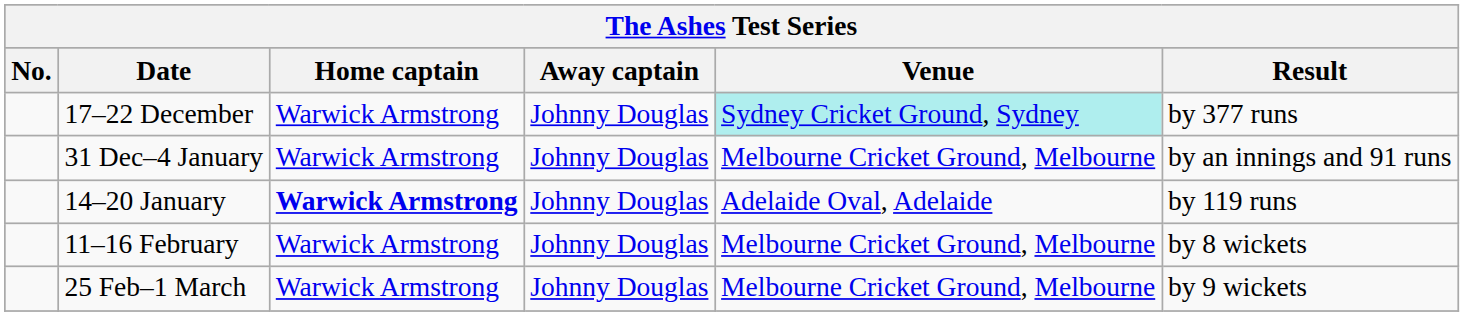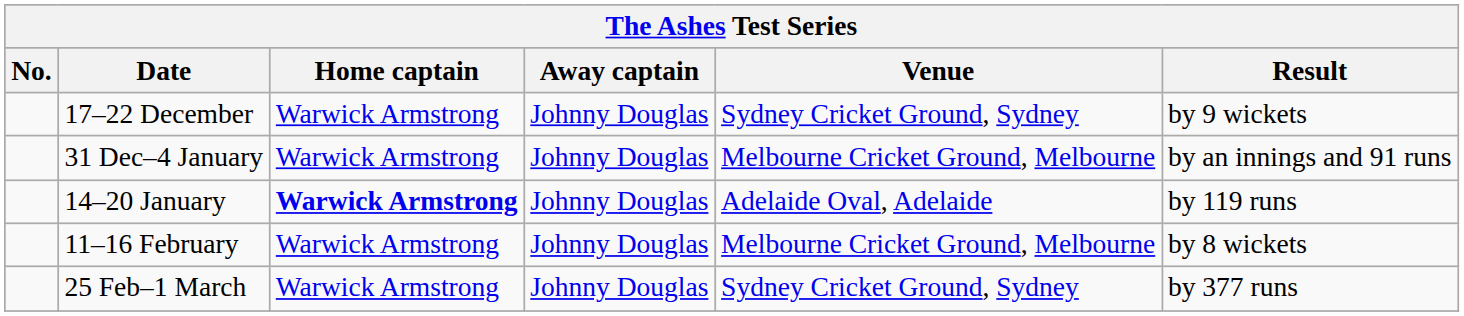(900, 113) paleturquoise background -> (900, 113) no background
(1233, 113) by 377 runs -> (1237, 113) by 9 wickets
(938, 288) Melbourne Cricket Ground, Melbourne -> (900, 288) Sydney Cricket Ground, Sydney
(1237, 288) by 9 wickets -> (1233, 288) by 377 runs
